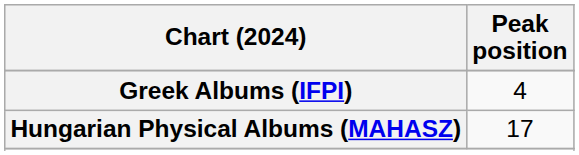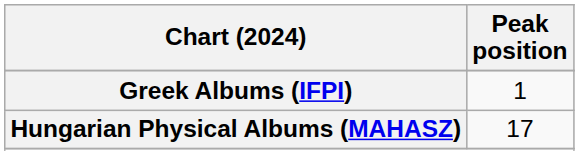(520, 90) 4 -> (520, 90) 1
